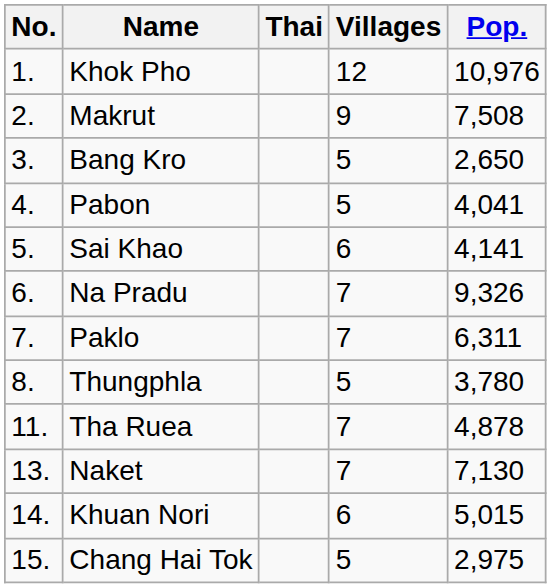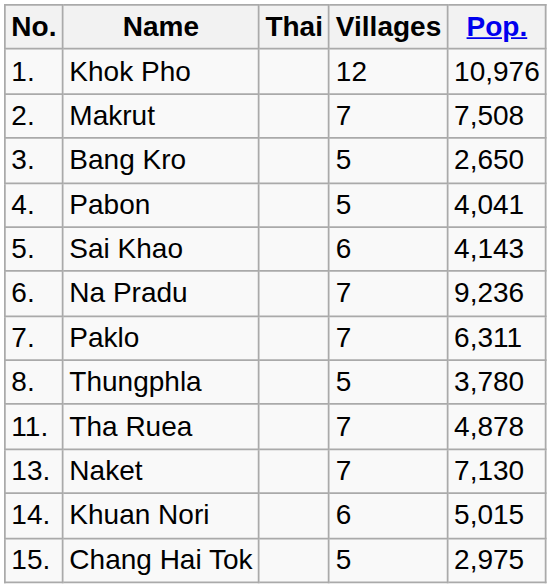(344, 115) 9 -> (344, 115) 7
(489, 248) 4,141 -> (489, 248) 4,143
(489, 293) 9,326 -> (489, 293) 9,236
